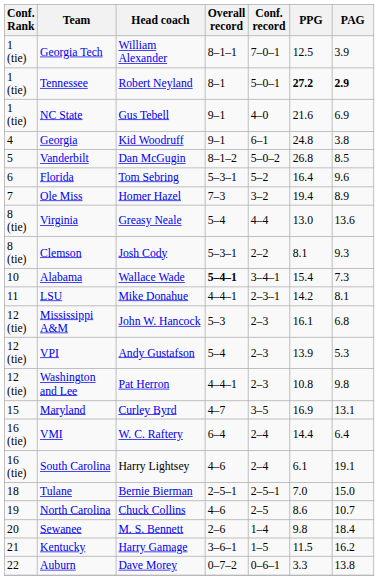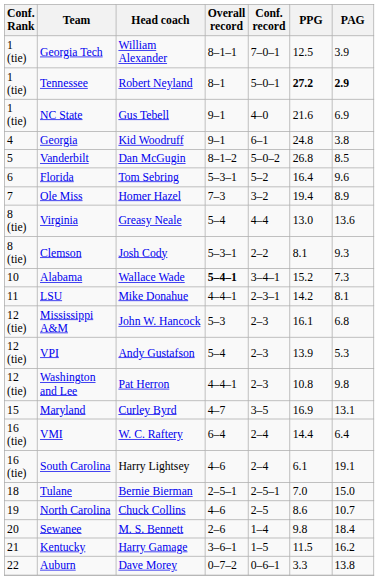(303, 277) 15.4 -> (303, 277) 15.2
